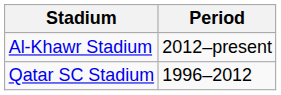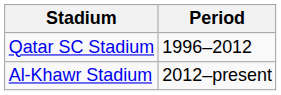rows swapped: (81, 75) <-> (80, 47)
